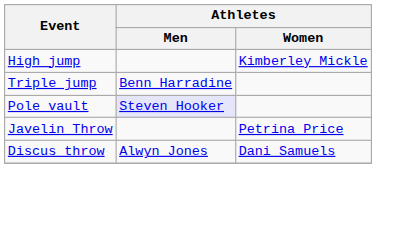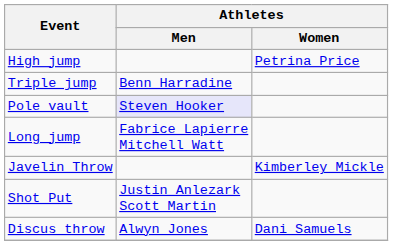(303, 61) Kimberley Mickle -> (307, 61) Petrina Price
+ row: (44, 137)
(291, 129) Petrina Price -> (319, 167) Kimberley Mickle
+ row: (40, 198)
